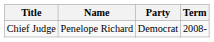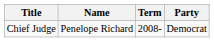columns swapped: (158, 12) <-> (195, 12)
